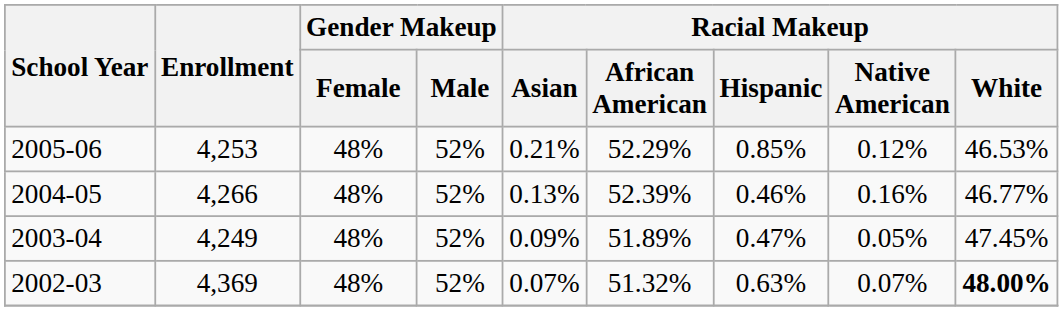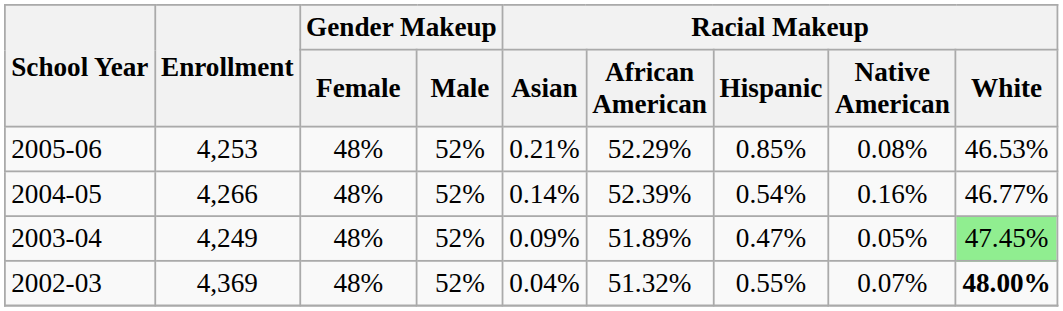(892, 149) 0.12% -> (892, 149) 0.08%
(544, 193) 0.13% -> (544, 193) 0.14%
(771, 193) 0.46% -> (771, 193) 0.54%
(1007, 238) no background -> (1007, 238) lightgreen background
(544, 283) 0.07% -> (544, 283) 0.04%
(771, 283) 0.63% -> (771, 283) 0.55%
